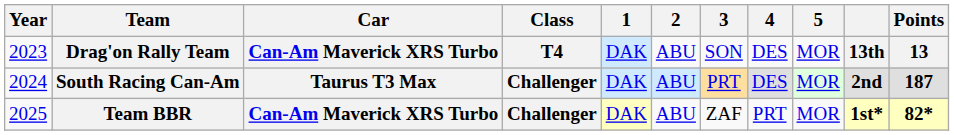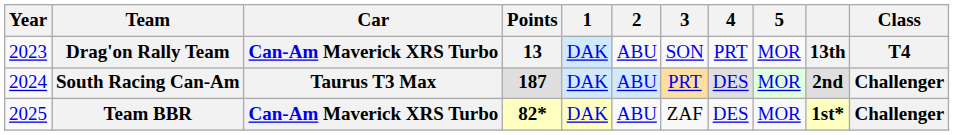columns swapped: (552, 20) <-> (919, 20)
(770, 51) DES -> (731, 51) PRT
(770, 114) PRT -> (731, 114) DES
